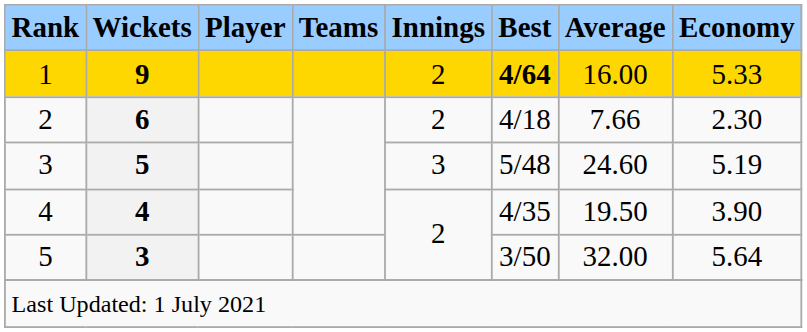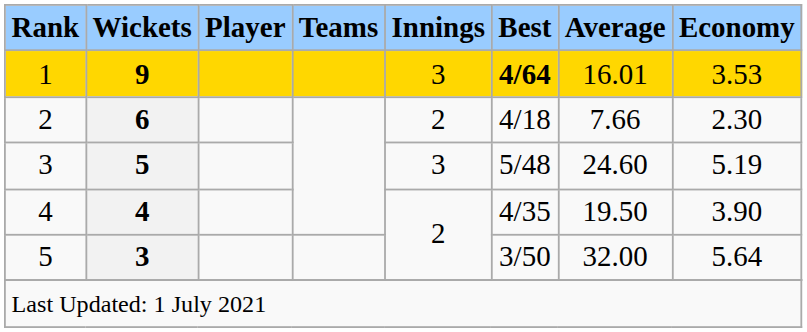(438, 73) 2 -> (438, 73) 3
(615, 73) 16.00 -> (615, 73) 16.01
(737, 73) 5.33 -> (737, 73) 3.53
